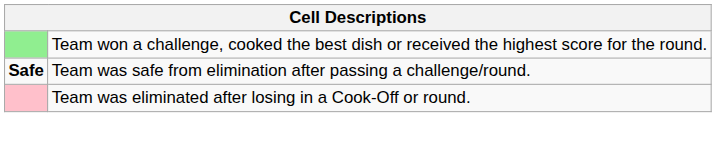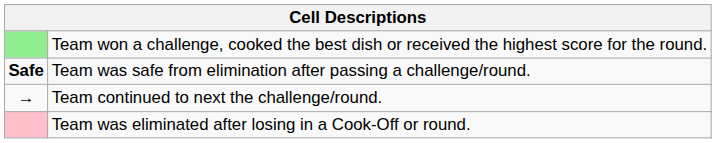+ row: (217, 97)
